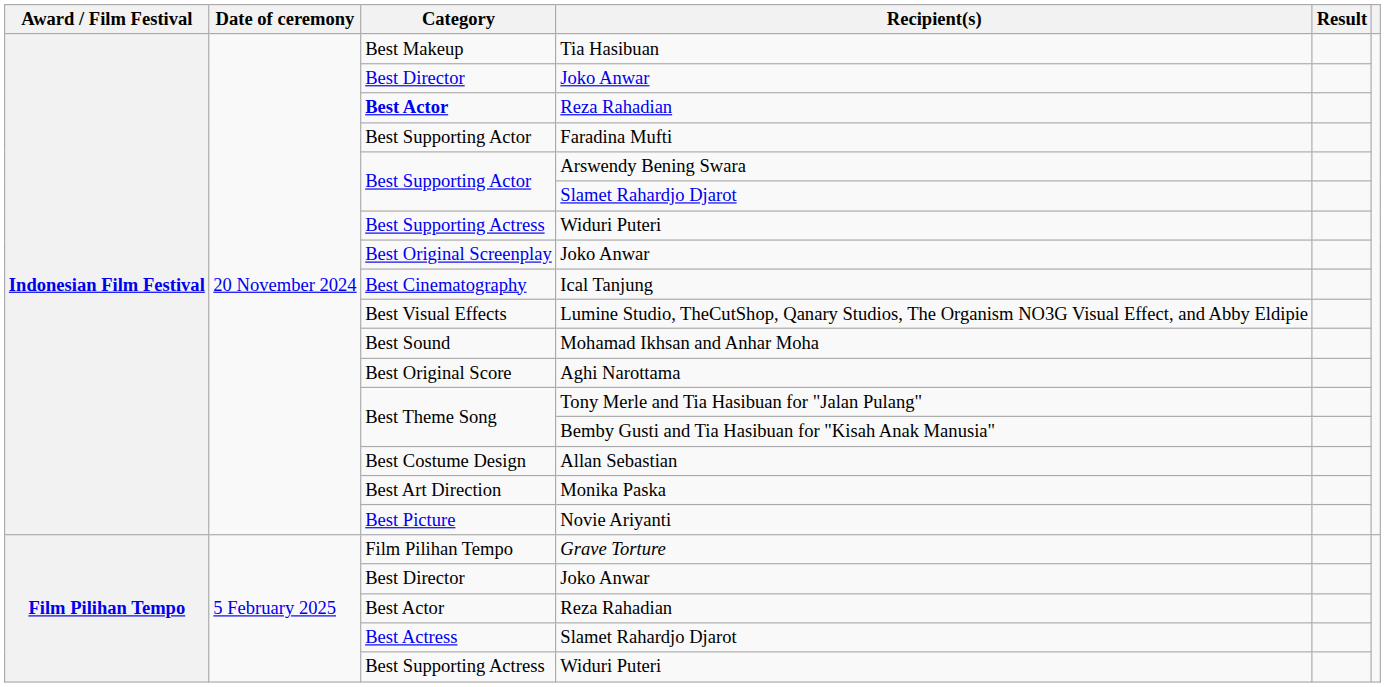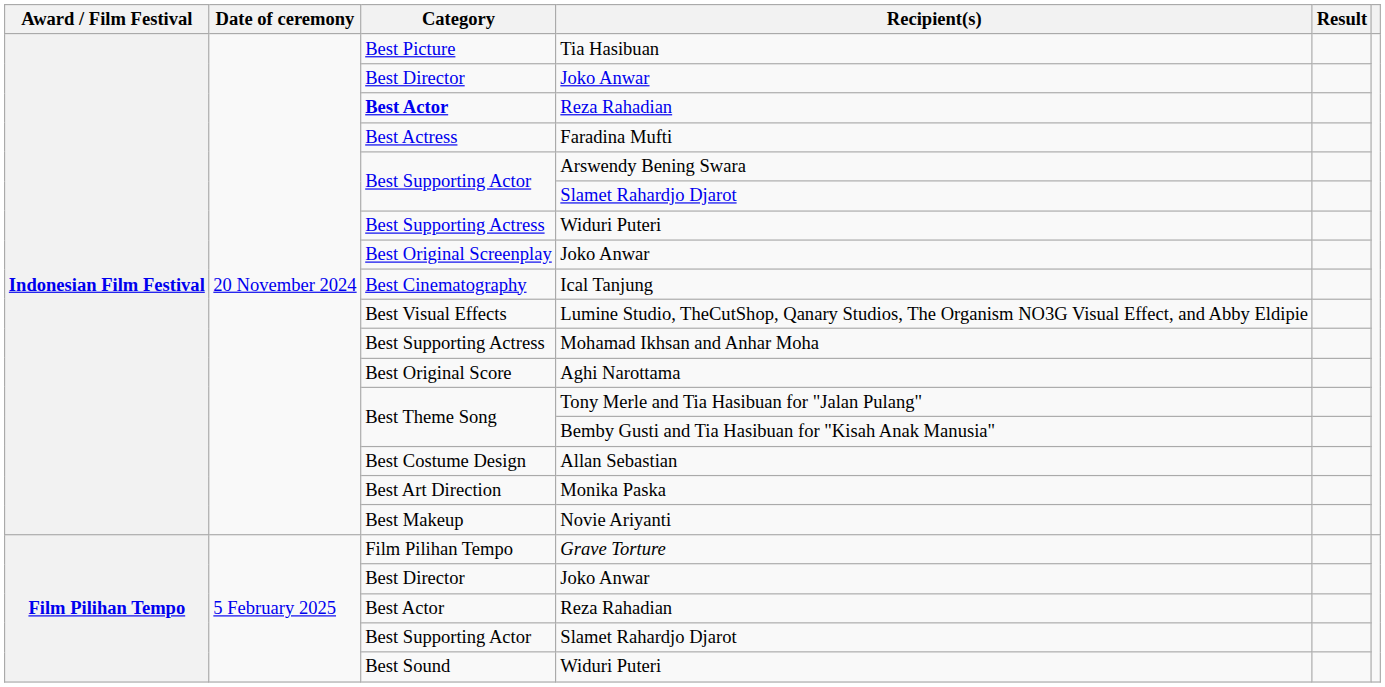(414, 48) Best Makeup -> (410, 48) Best Picture
(448, 136) Best Supporting Actor -> (411, 136) Best Actress
(408, 343) Best Sound -> (455, 343) Best Supporting Actress
(410, 519) Best Picture -> (414, 519) Best Makeup
(411, 637) Best Actress -> (448, 637) Best Supporting Actor
(455, 666) Best Supporting Actress -> (408, 666) Best Sound
